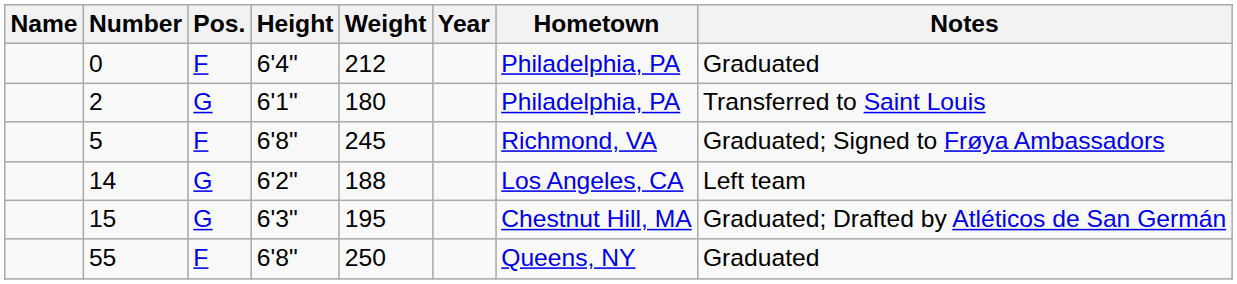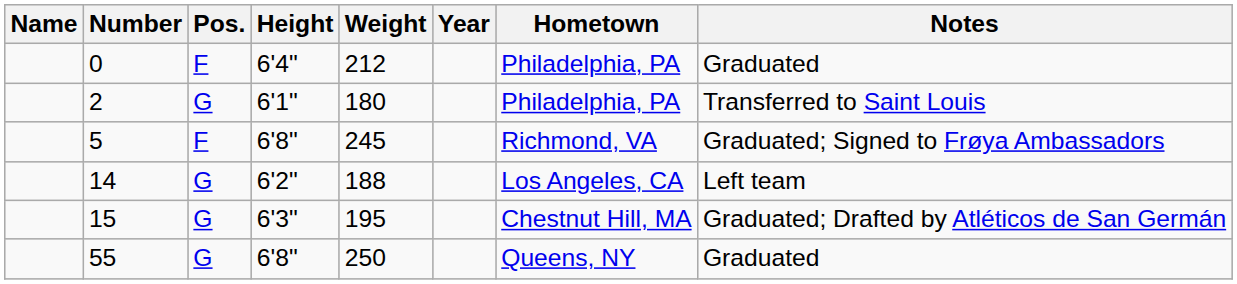(201, 258) F -> (203, 258) G
